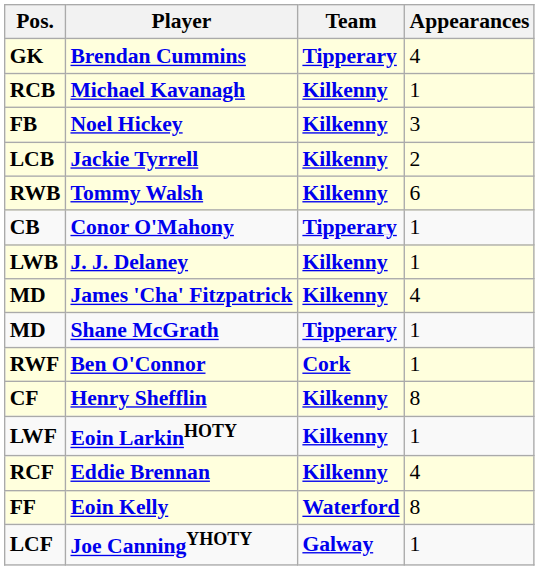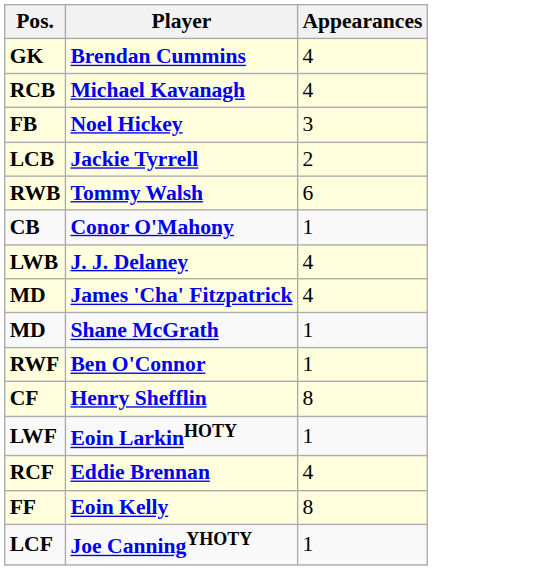- column: (351, 21)
(415, 90) 1 -> (308, 90) 4
(415, 261) 1 -> (308, 261) 4
